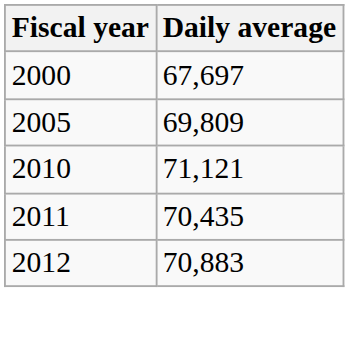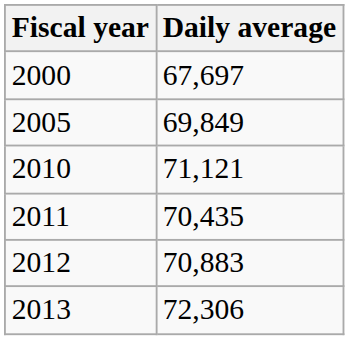(203, 121) 69,809 -> (203, 121) 69,849
+ row: (41, 309)
